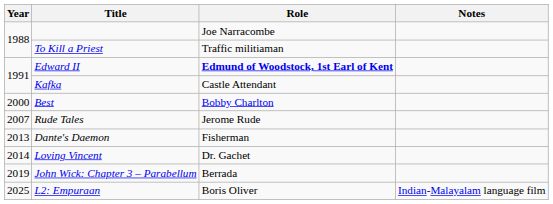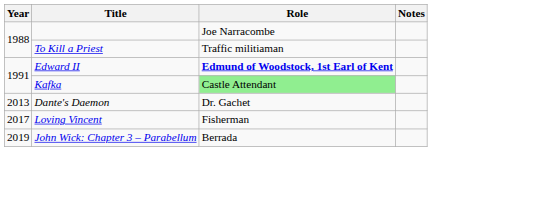(239, 84) no background -> (239, 84) lightgreen background
- row: (44, 102)
- row: (59, 119)
(225, 137) Fisherman -> (226, 102) Dr. Gachet
(18, 155) 2014 -> (18, 119) 2017
(226, 155) Dr. Gachet -> (225, 119) Fisherman
- row: (67, 191)
